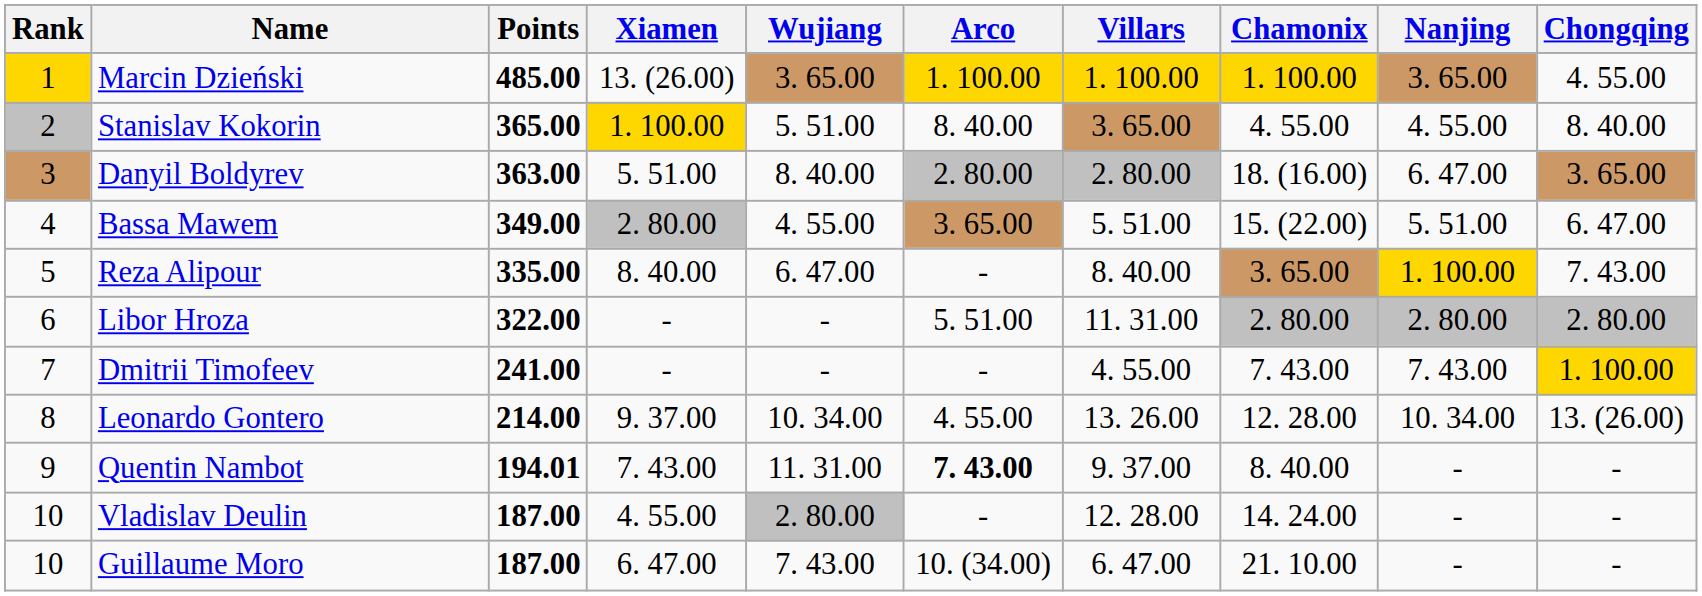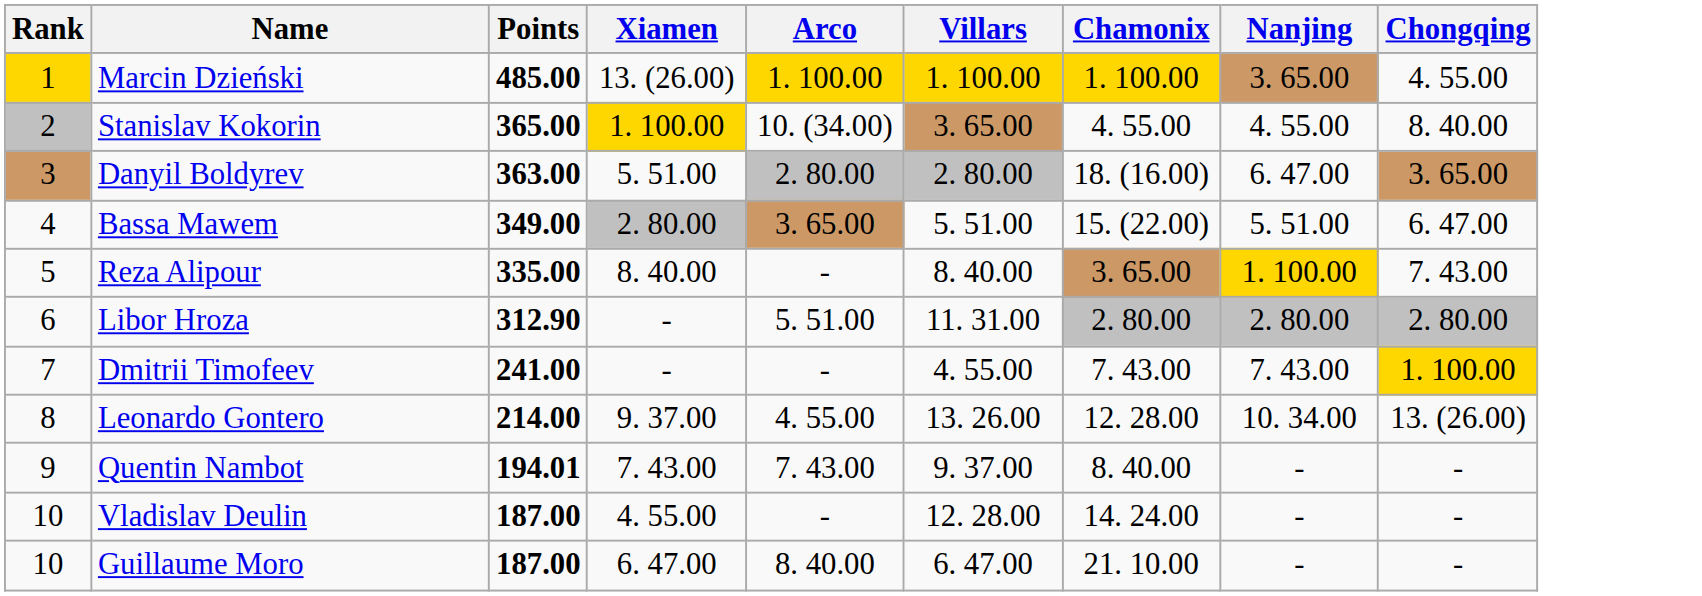- column: (825, 28)
(983, 126) 8. 40.00 -> (825, 126) 10. (34.00)
(538, 321) 322.00 -> (538, 321) 312.90
(983, 467) bold -> (825, 467) normal
(983, 564) 10. (34.00) -> (825, 564) 8. 40.00
